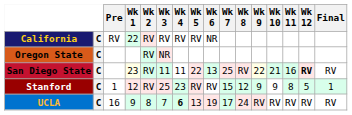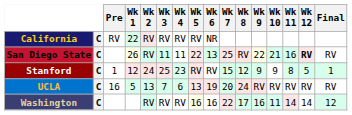- row: (49, 55)
(133, 70) 23 -> (133, 55) 26
(149, 86) RV -> (149, 70) 24
(133, 102) 9 -> (133, 86) 5
(149, 102) 8 -> (149, 86) 13
(180, 102) bold -> (180, 86) normal
(228, 102) 17 -> (228, 86) 20
+ row: (49, 102)
